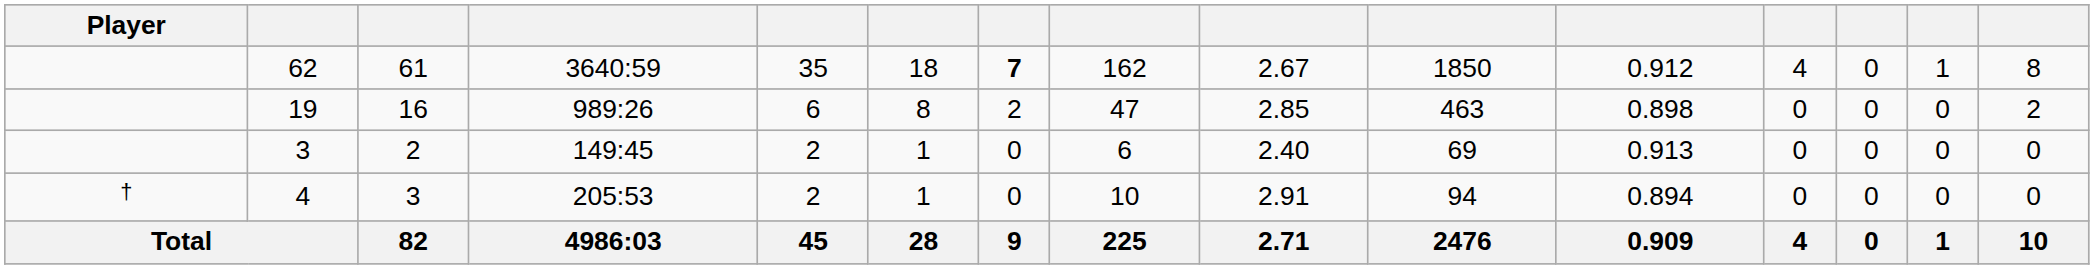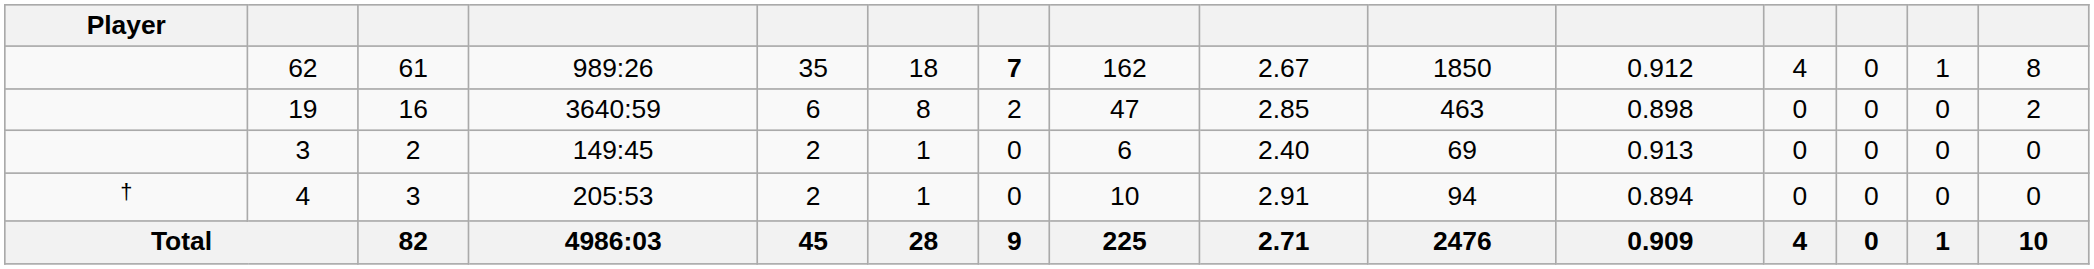(613, 67) 3640:59 -> (613, 67) 989:26
(613, 109) 989:26 -> (613, 109) 3640:59
